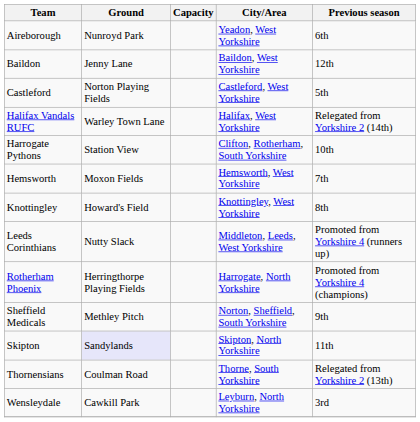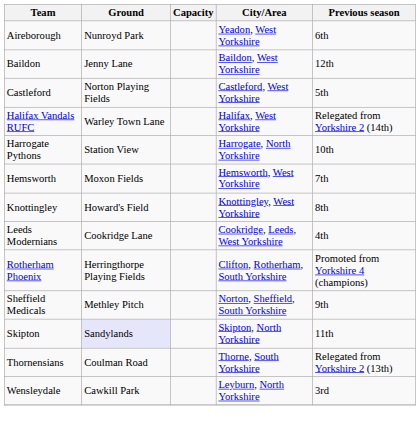(261, 150) Clifton, Rotherham, South Yorkshire -> (254, 150) Harrogate, North Yorkshire
- row: (31, 241)
+ row: (32, 235)
(254, 282) Harrogate, North Yorkshire -> (261, 270) Clifton, Rotherham, South Yorkshire
